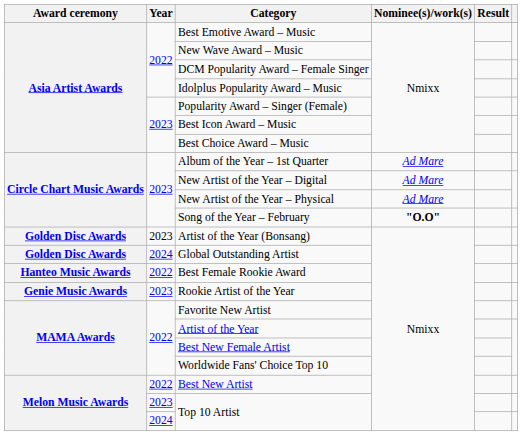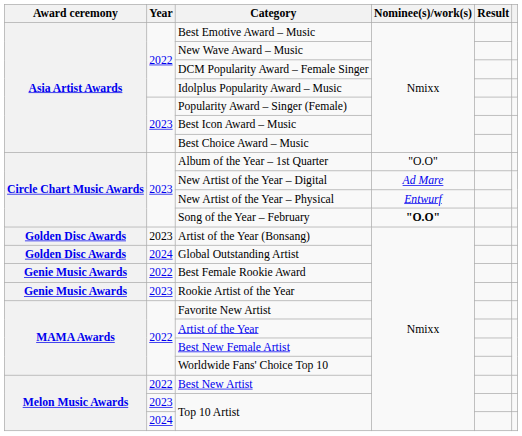(423, 161) Ad Mare -> (423, 161) "O.O"
(423, 198) Ad Mare -> (423, 198) Entwurf
(75, 273) Hanteo Music Awards -> (75, 273) Genie Music Awards
